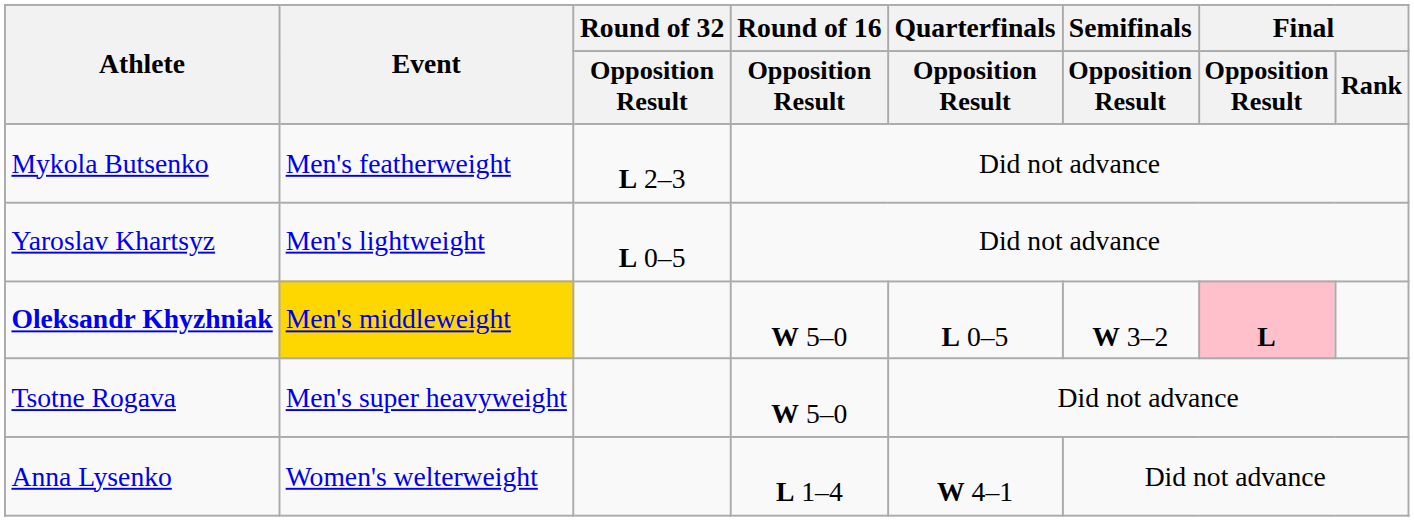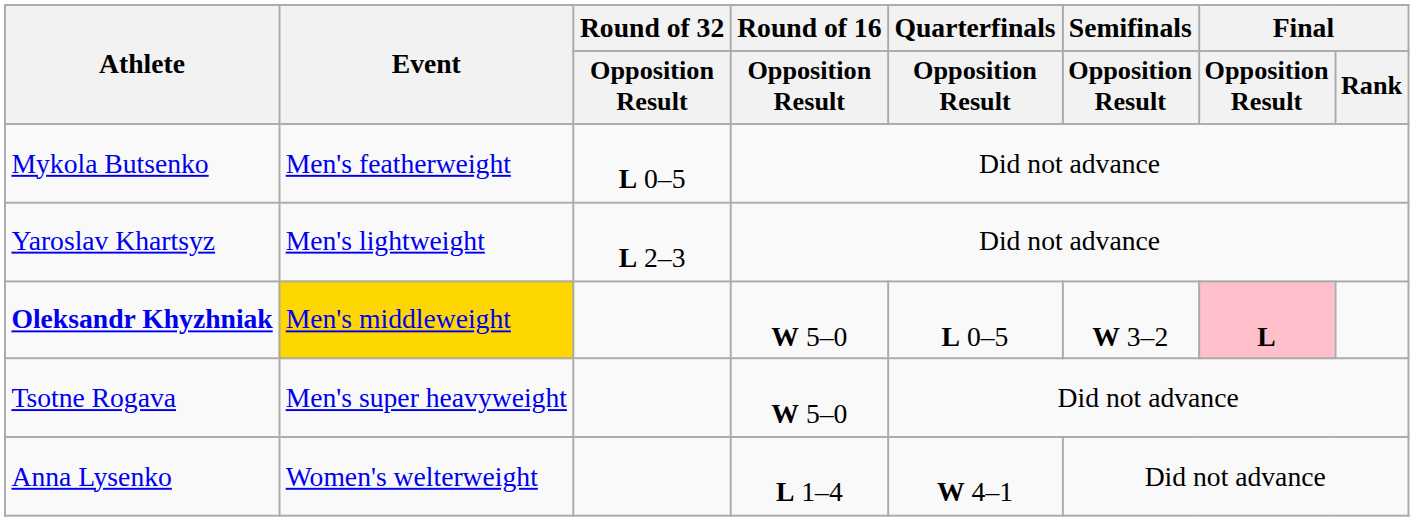(652, 179) L 2–3 -> (652, 179) L 0–5
(652, 258) L 0–5 -> (652, 258) L 2–3
